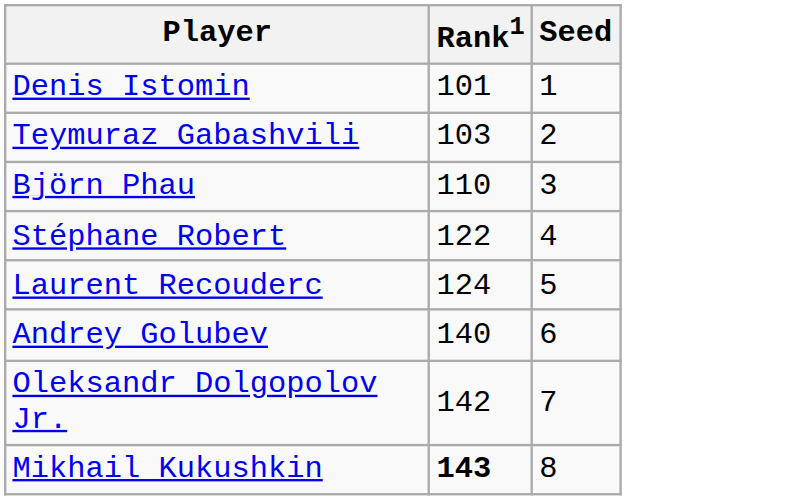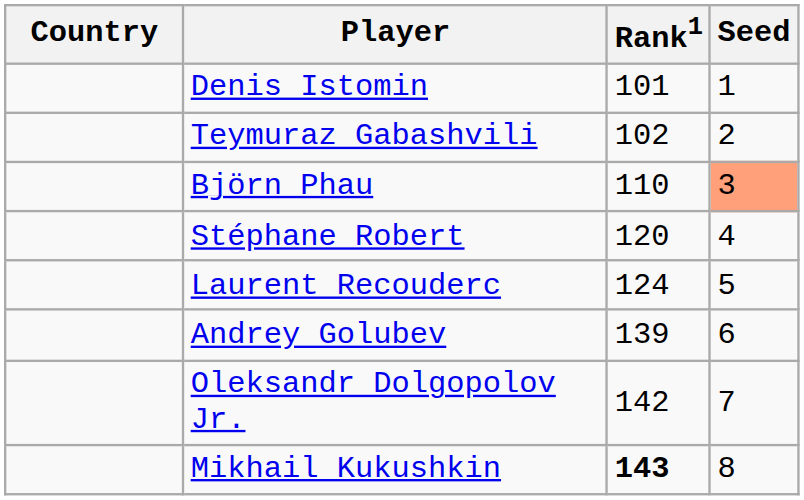+ column: (94, 34)
(464, 137) 103 -> (642, 137) 102
(548, 186) no background -> (727, 186) lightsalmon background
(464, 236) 122 -> (642, 236) 120
(464, 335) 140 -> (642, 335) 139
